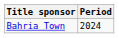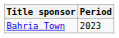(90, 26) 2024 -> (90, 26) 2023
